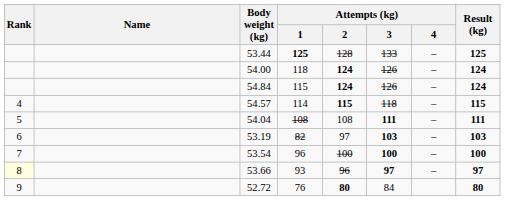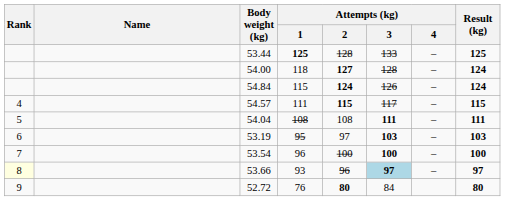(345, 70) 124 -> (345, 70) 127
(389, 70) 126 -> (389, 70) 128
(300, 103) 114 -> (300, 103) 111
(389, 103) 118 -> (389, 103) 117
(300, 137) 82 -> (300, 137) 95
(389, 170) no background -> (389, 170) lightblue background
